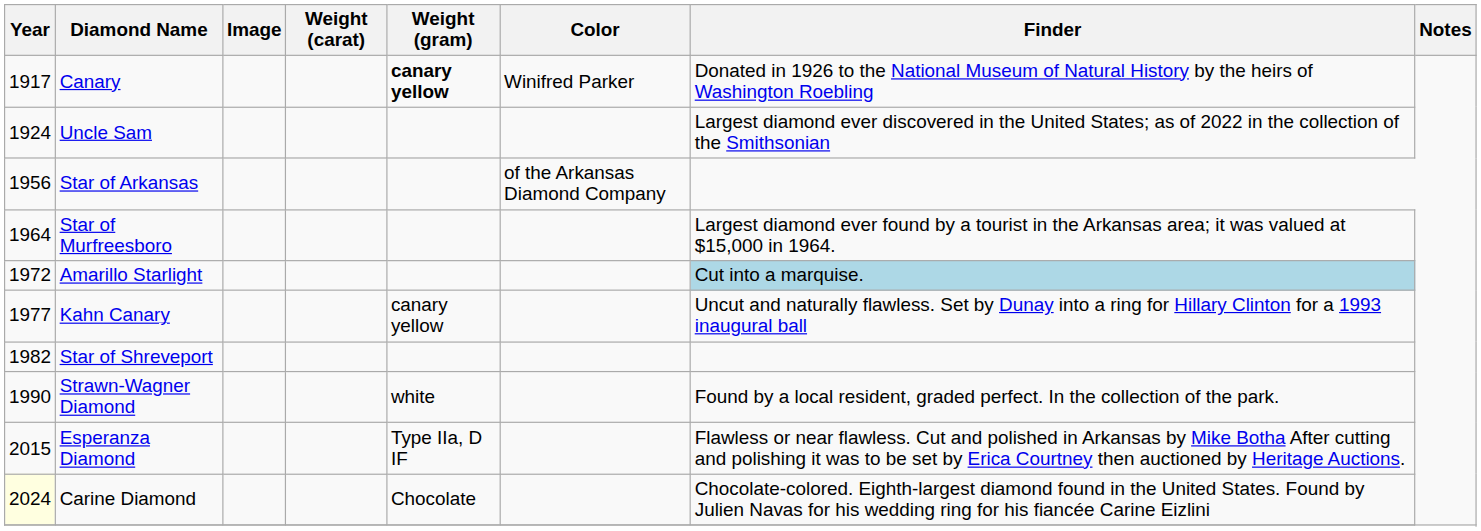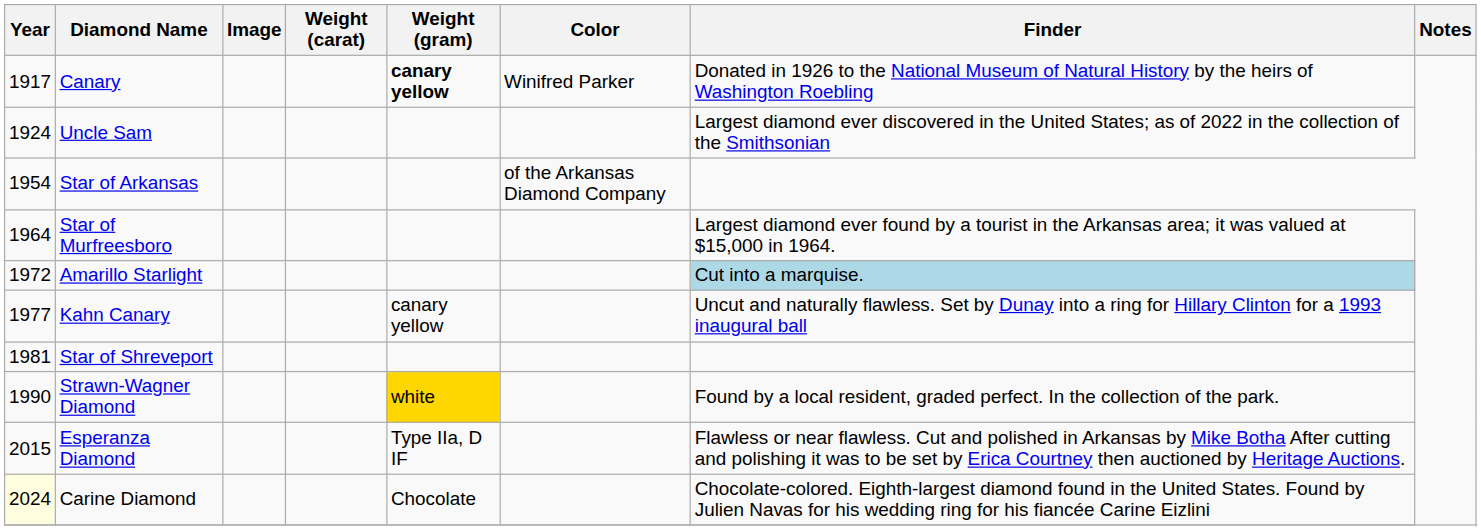(30, 183) 1956 -> (30, 183) 1954
(30, 356) 1982 -> (30, 356) 1981
(413, 397) no background -> (413, 397) gold background
